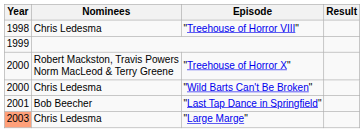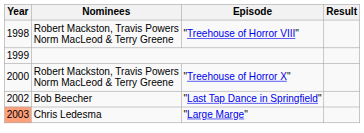(68, 28) Chris Ledesma -> (106, 34) Robert Mackston, Travis Powers Norm MacLeod & Terry Greene
- row: (248, 87)
(18, 103) 2001 -> (18, 99) 2002
